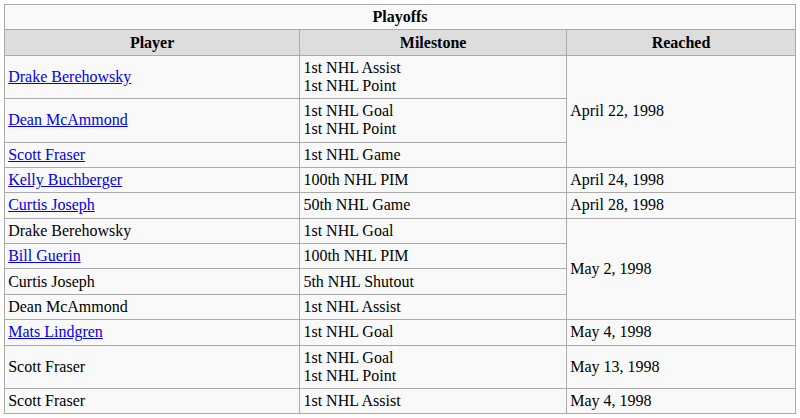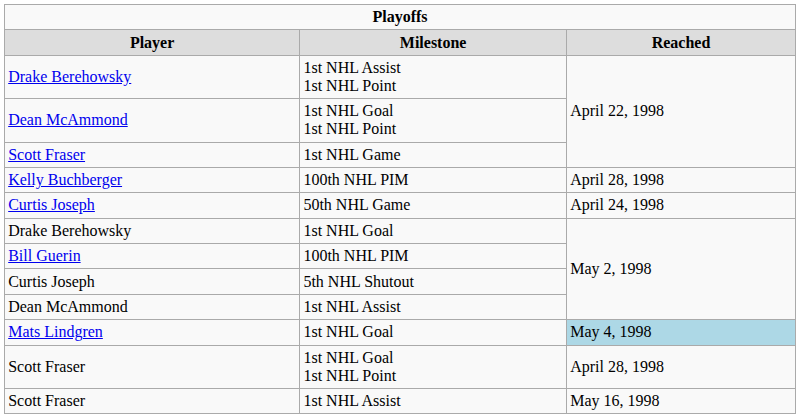(617, 180) April 24, 1998 -> (617, 180) April 28, 1998
(617, 205) April 28, 1998 -> (617, 205) April 24, 1998
(611, 332) no background -> (611, 332) lightblue background
(615, 366) May 13, 1998 -> (617, 366) April 28, 1998
(611, 401) May 4, 1998 -> (615, 401) May 16, 1998
